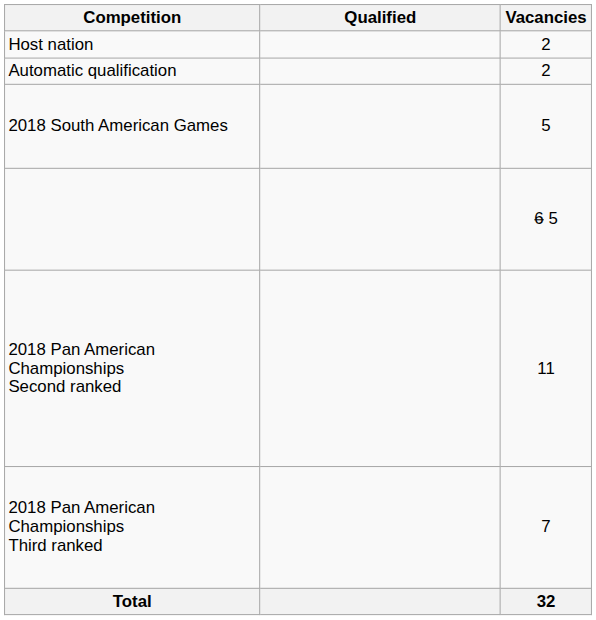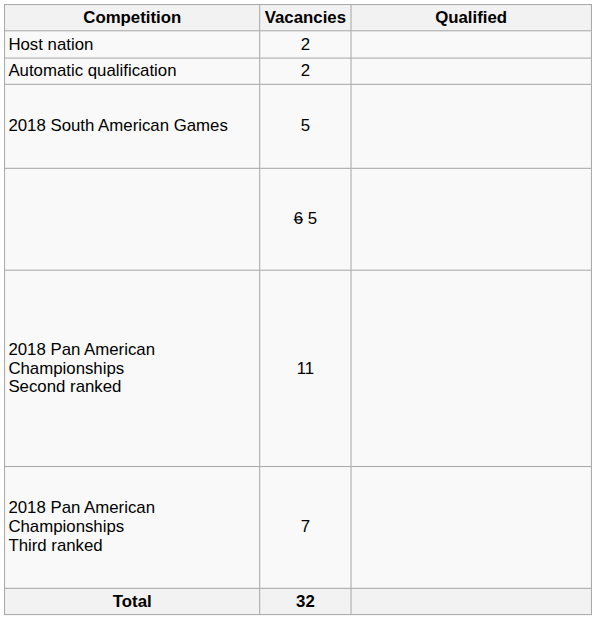columns swapped: (546, 17) <-> (380, 17)
